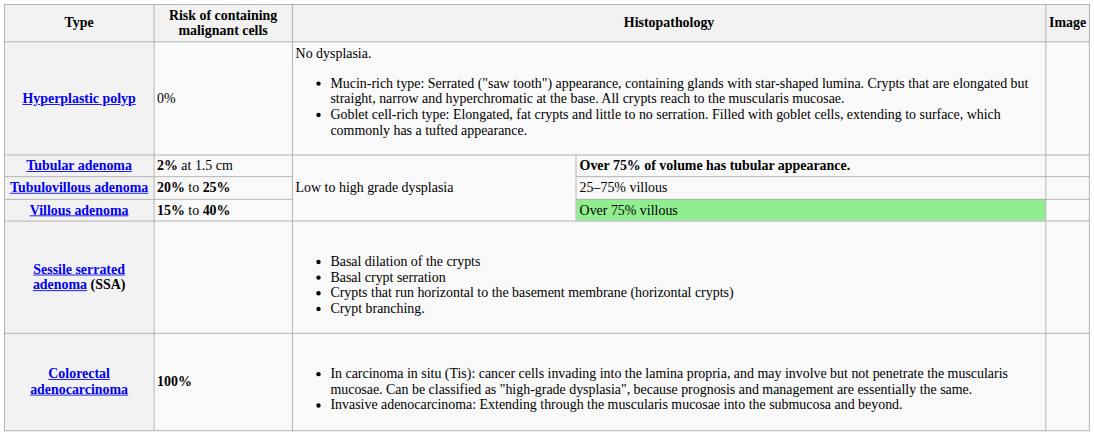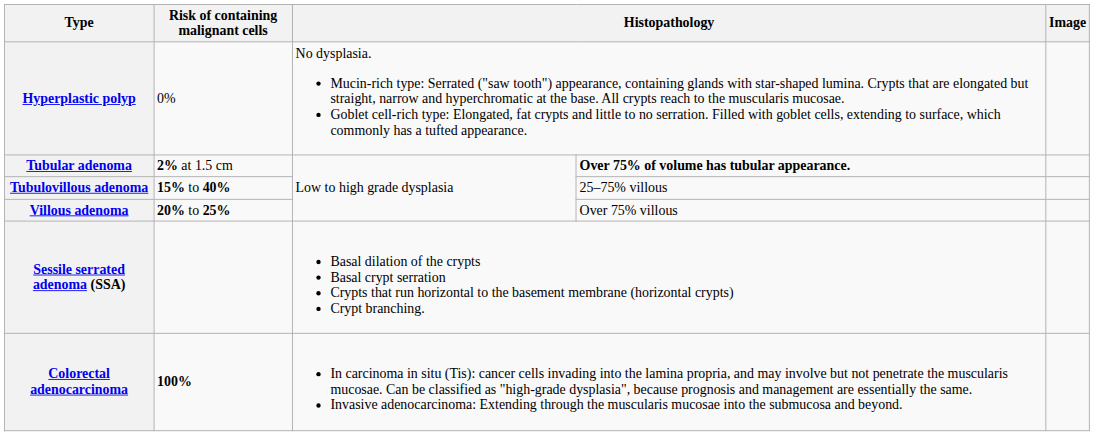(194, 187) 20% to 25% -> (194, 187) 15% to 40%
(194, 209) 15% to 40% -> (194, 209) 20% to 25%
(629, 209) lightgreen background -> (629, 209) no background
